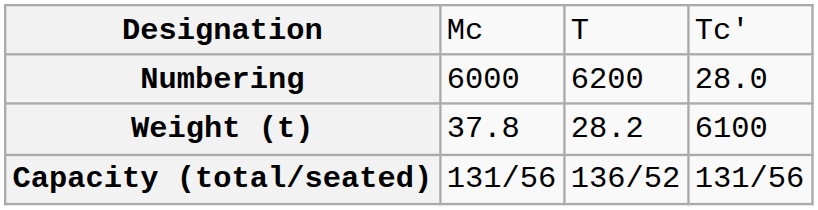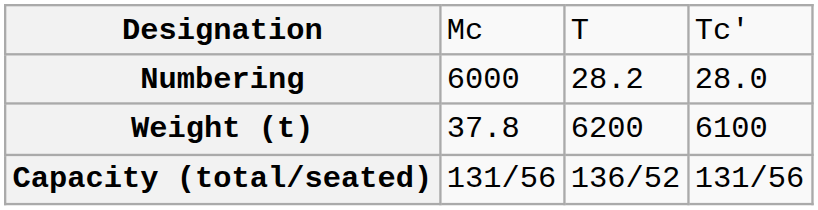(607, 80) 6200 -> (607, 80) 28.2
(607, 129) 28.2 -> (607, 129) 6200
